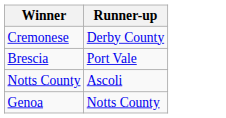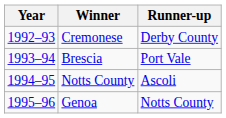+ column: (31, 15)
